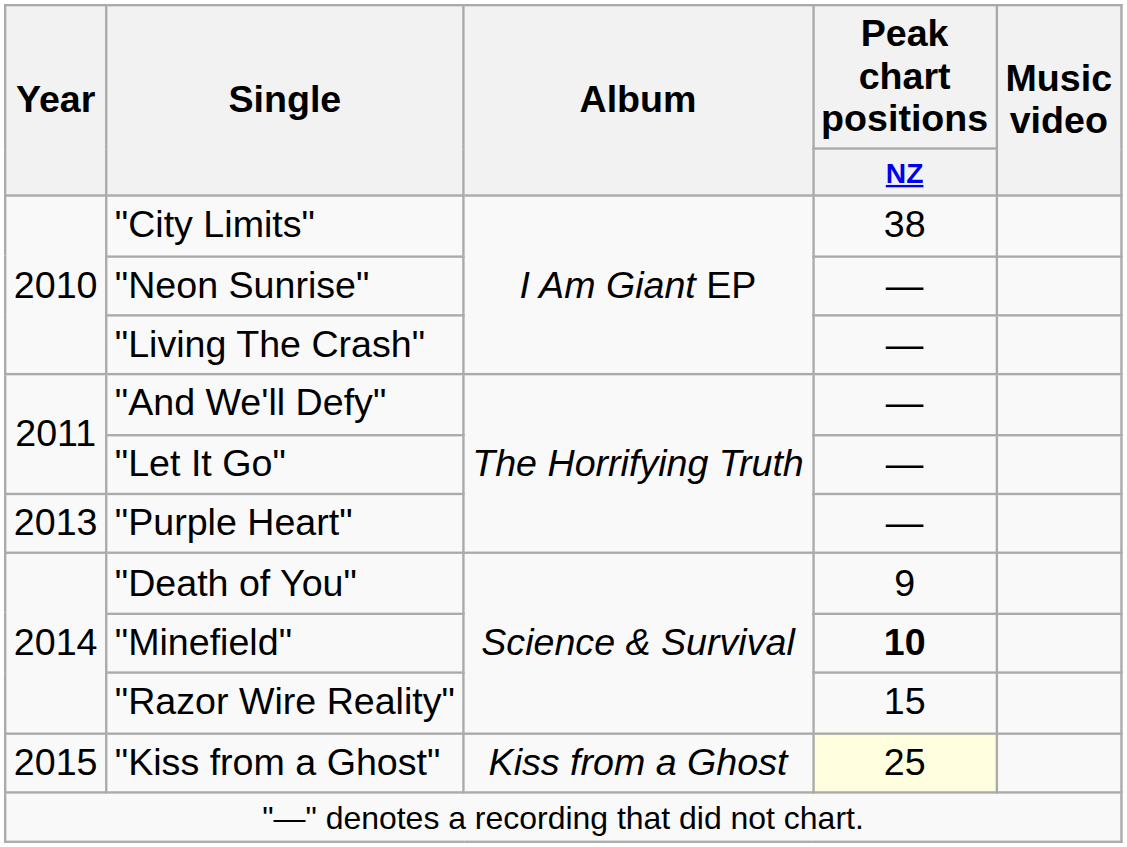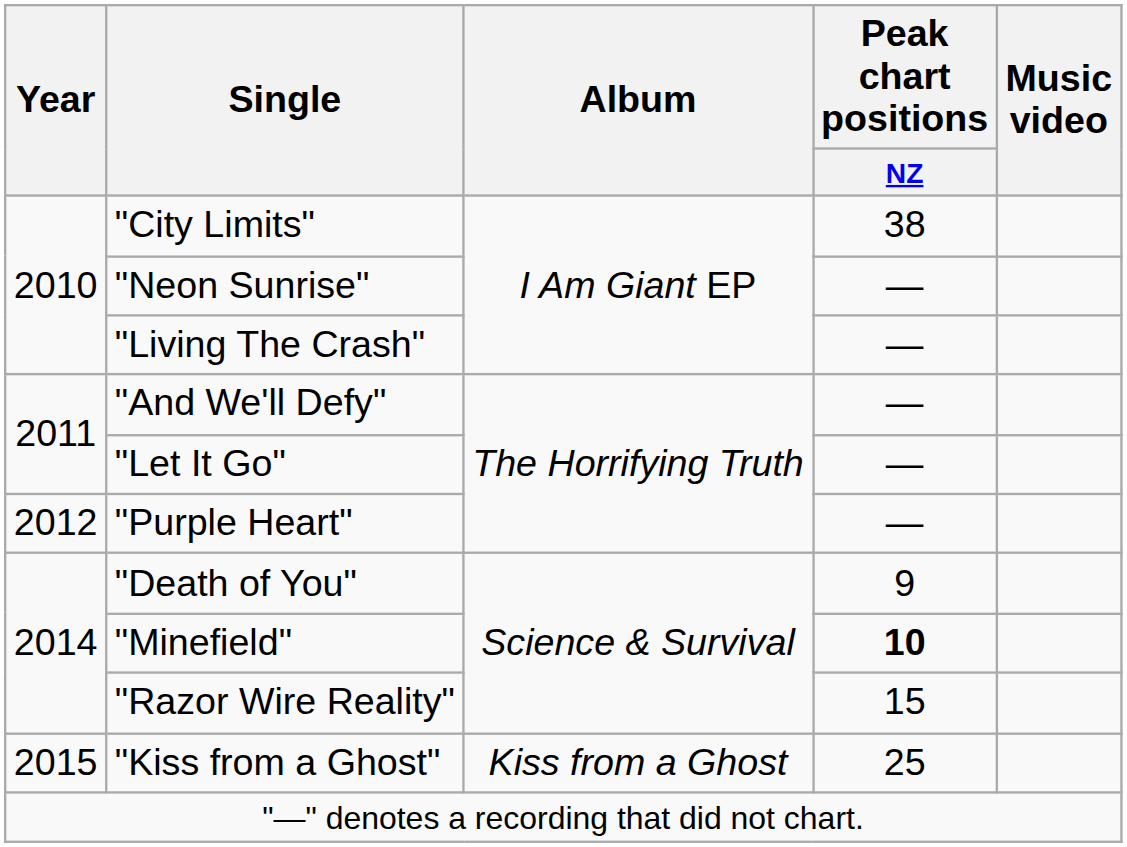(56, 523) 2013 -> (56, 523) 2012
(905, 761) lightyellow background -> (905, 761) no background
